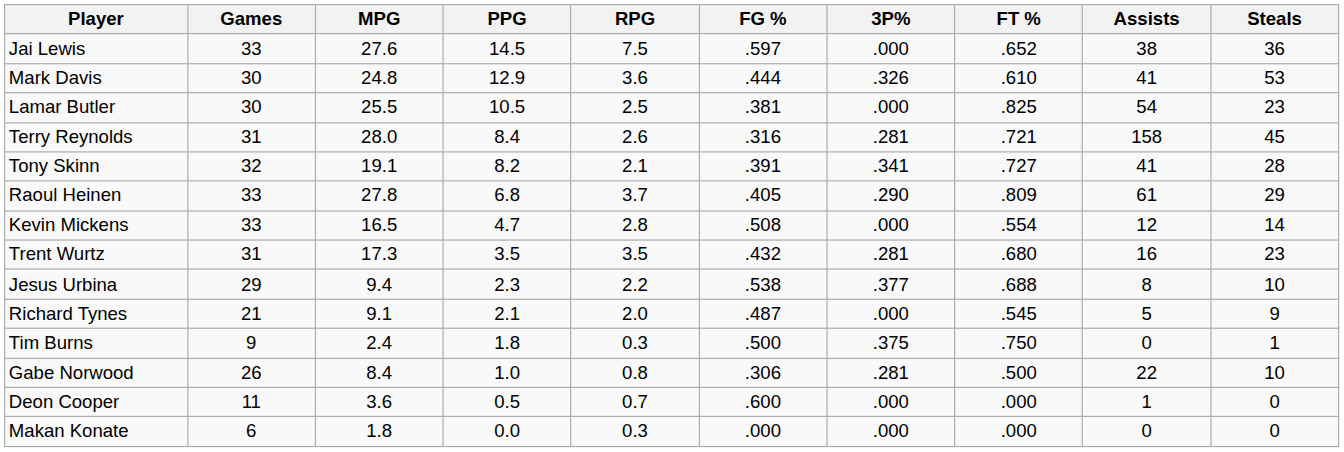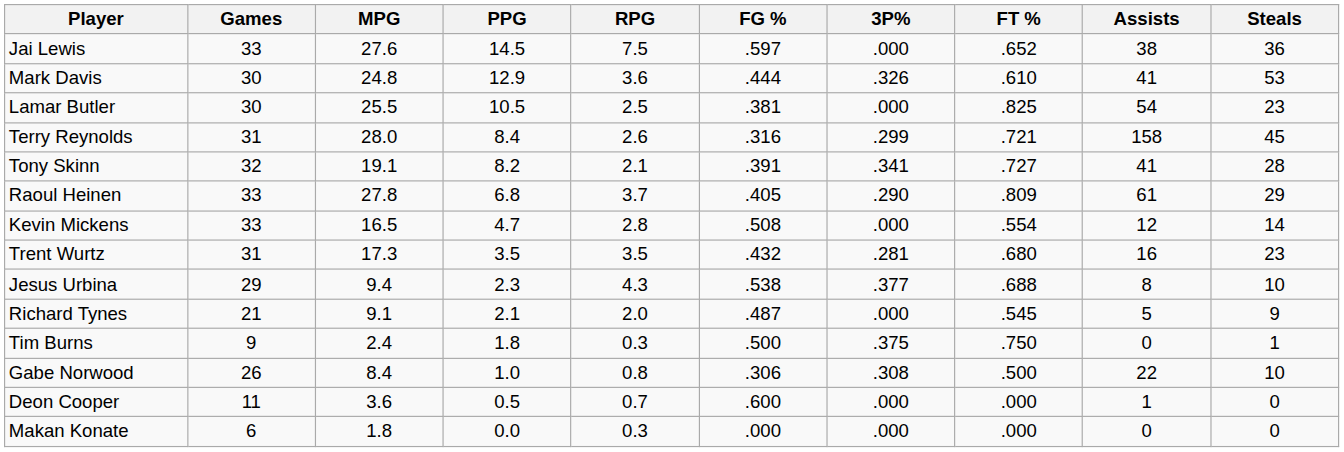(891, 136) .281 -> (891, 136) .299
(635, 284) 2.2 -> (635, 284) 4.3
(891, 372) .281 -> (891, 372) .308
